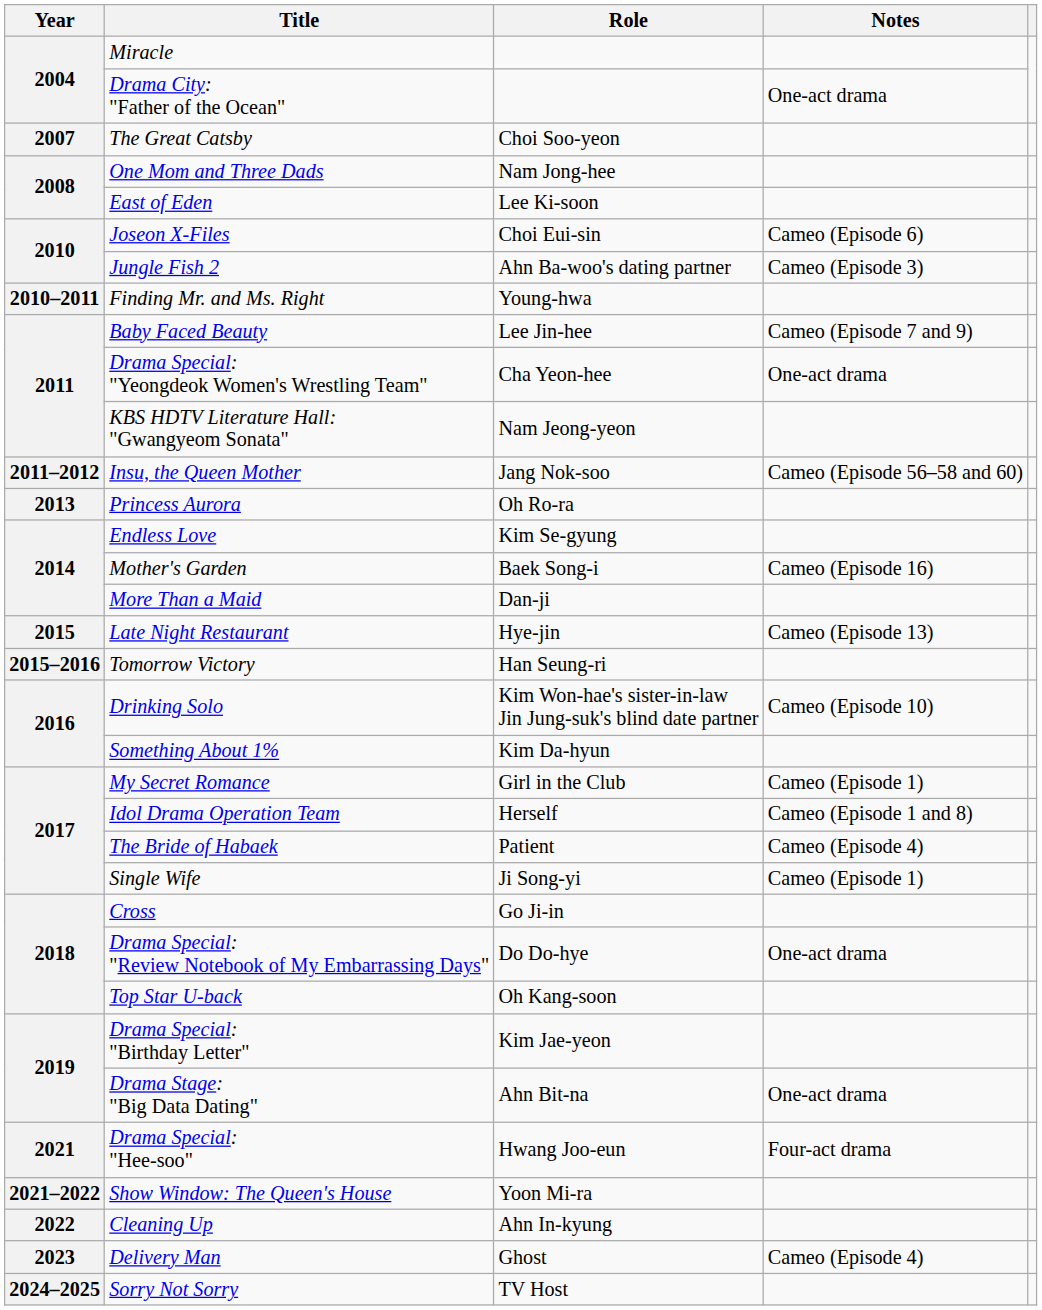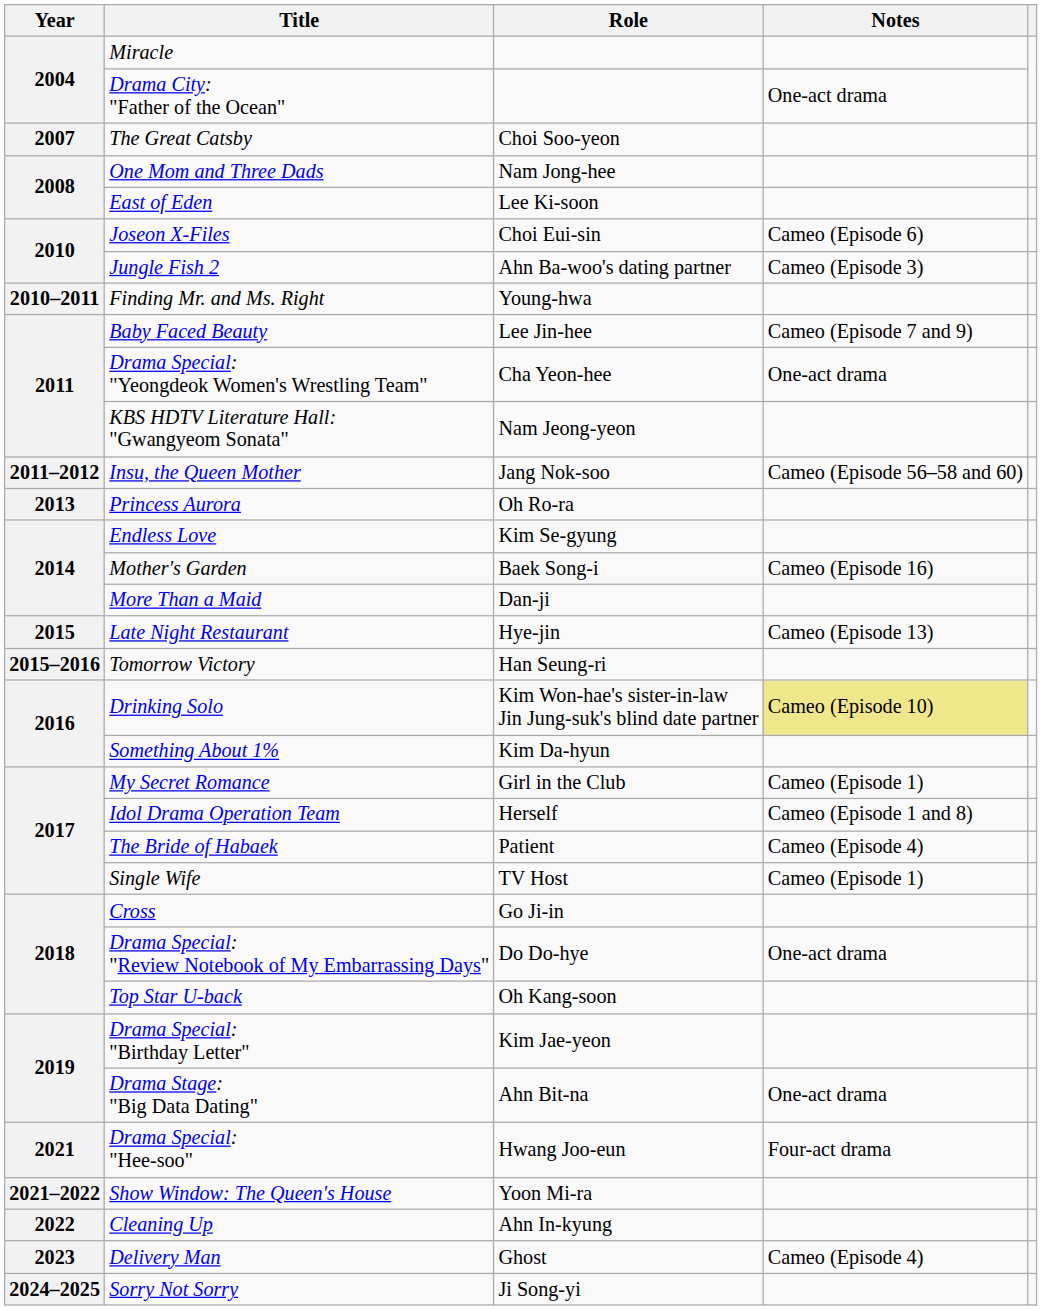(851, 707) no background -> (851, 707) khaki background
(540, 878) Ji Song-yi -> (533, 878) TV Host
(533, 1288) TV Host -> (540, 1288) Ji Song-yi
